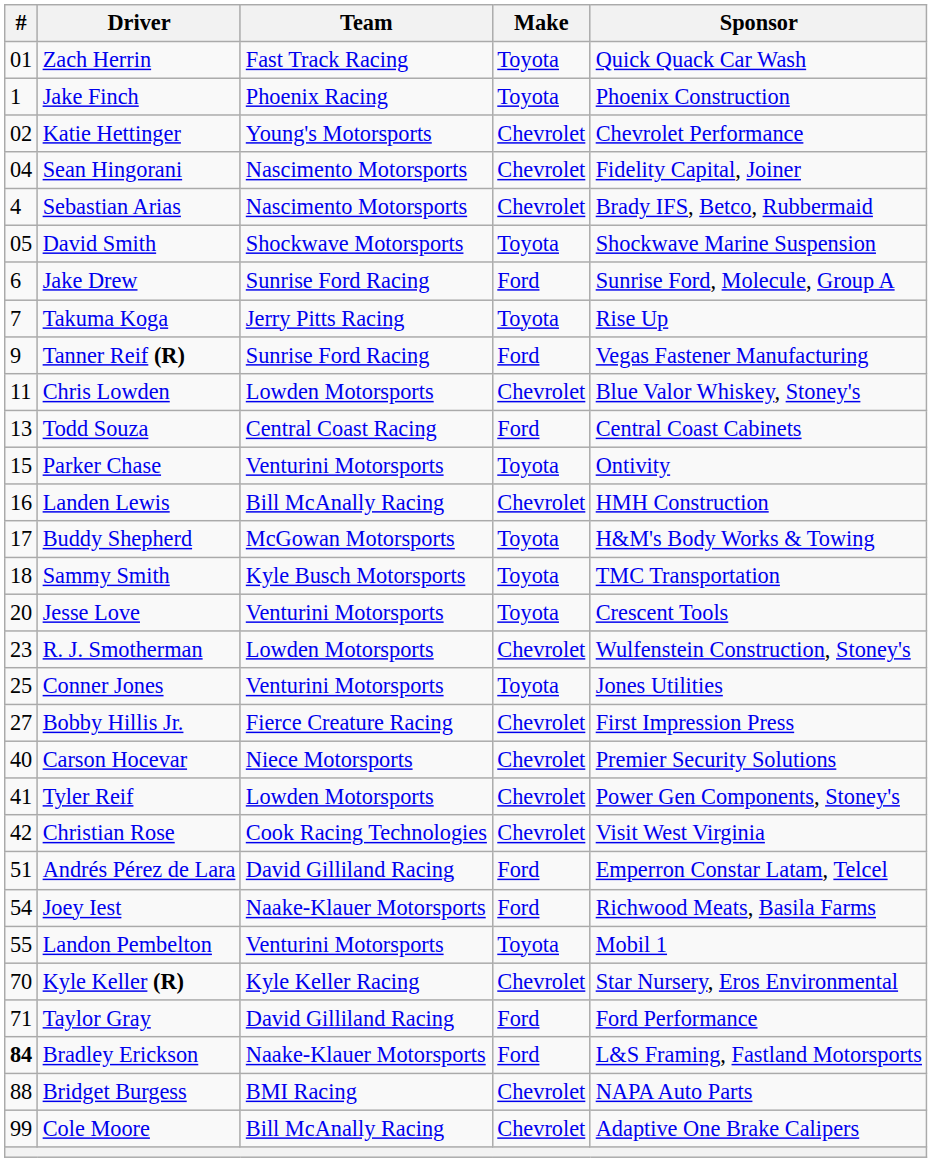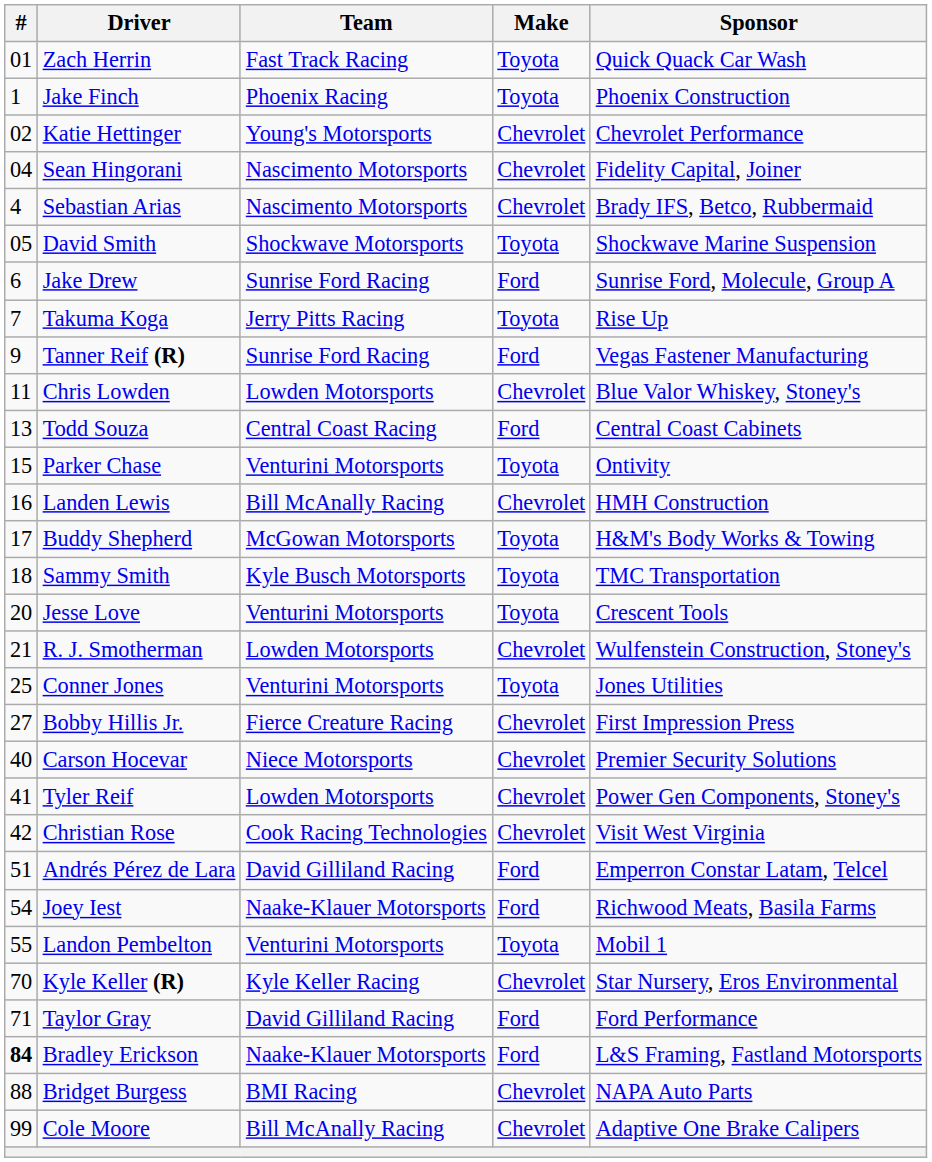(21, 649) 23 -> (21, 649) 21
